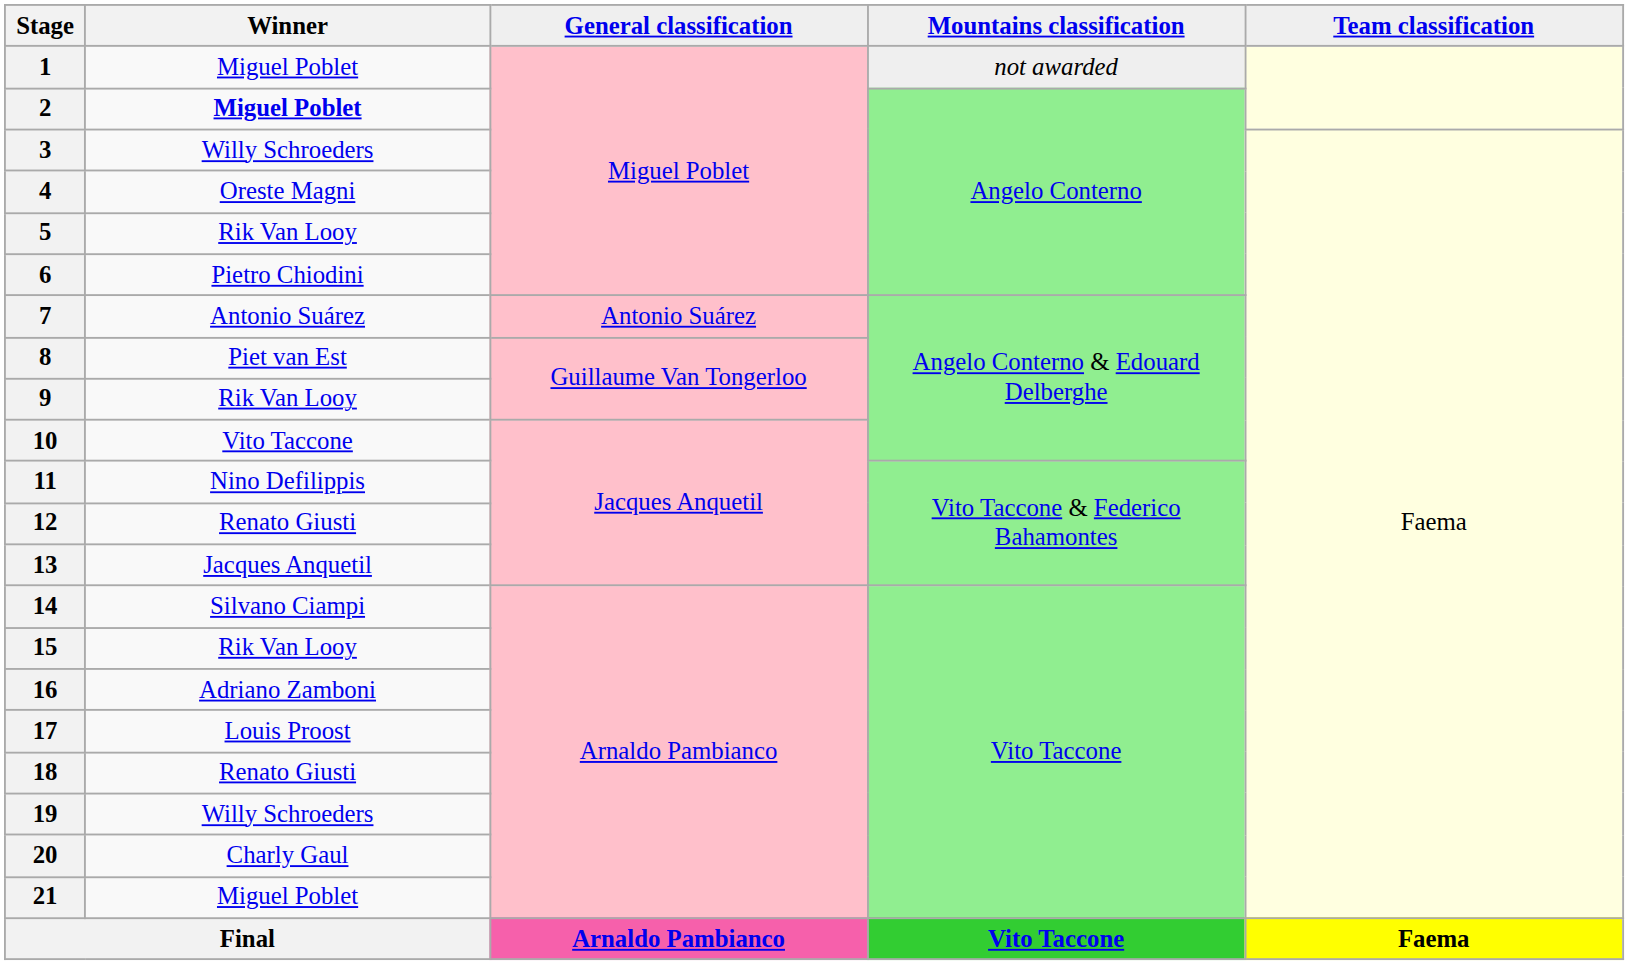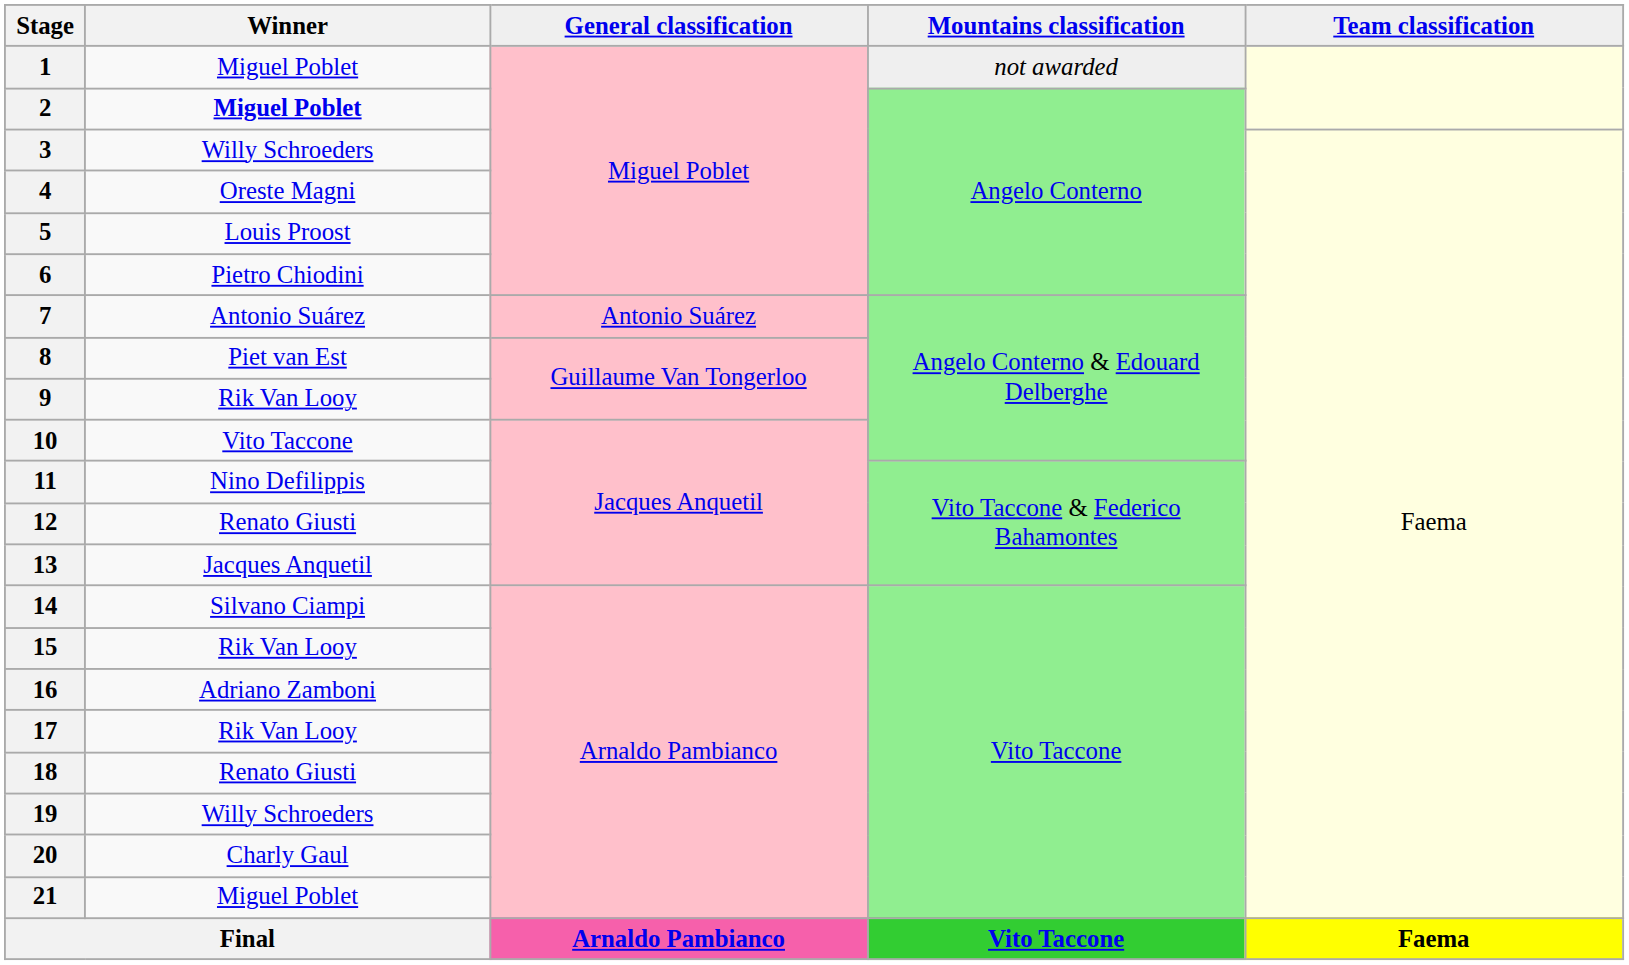(288, 233) Rik Van Looy -> (288, 233) Louis Proost
(288, 731) Louis Proost -> (288, 731) Rik Van Looy
